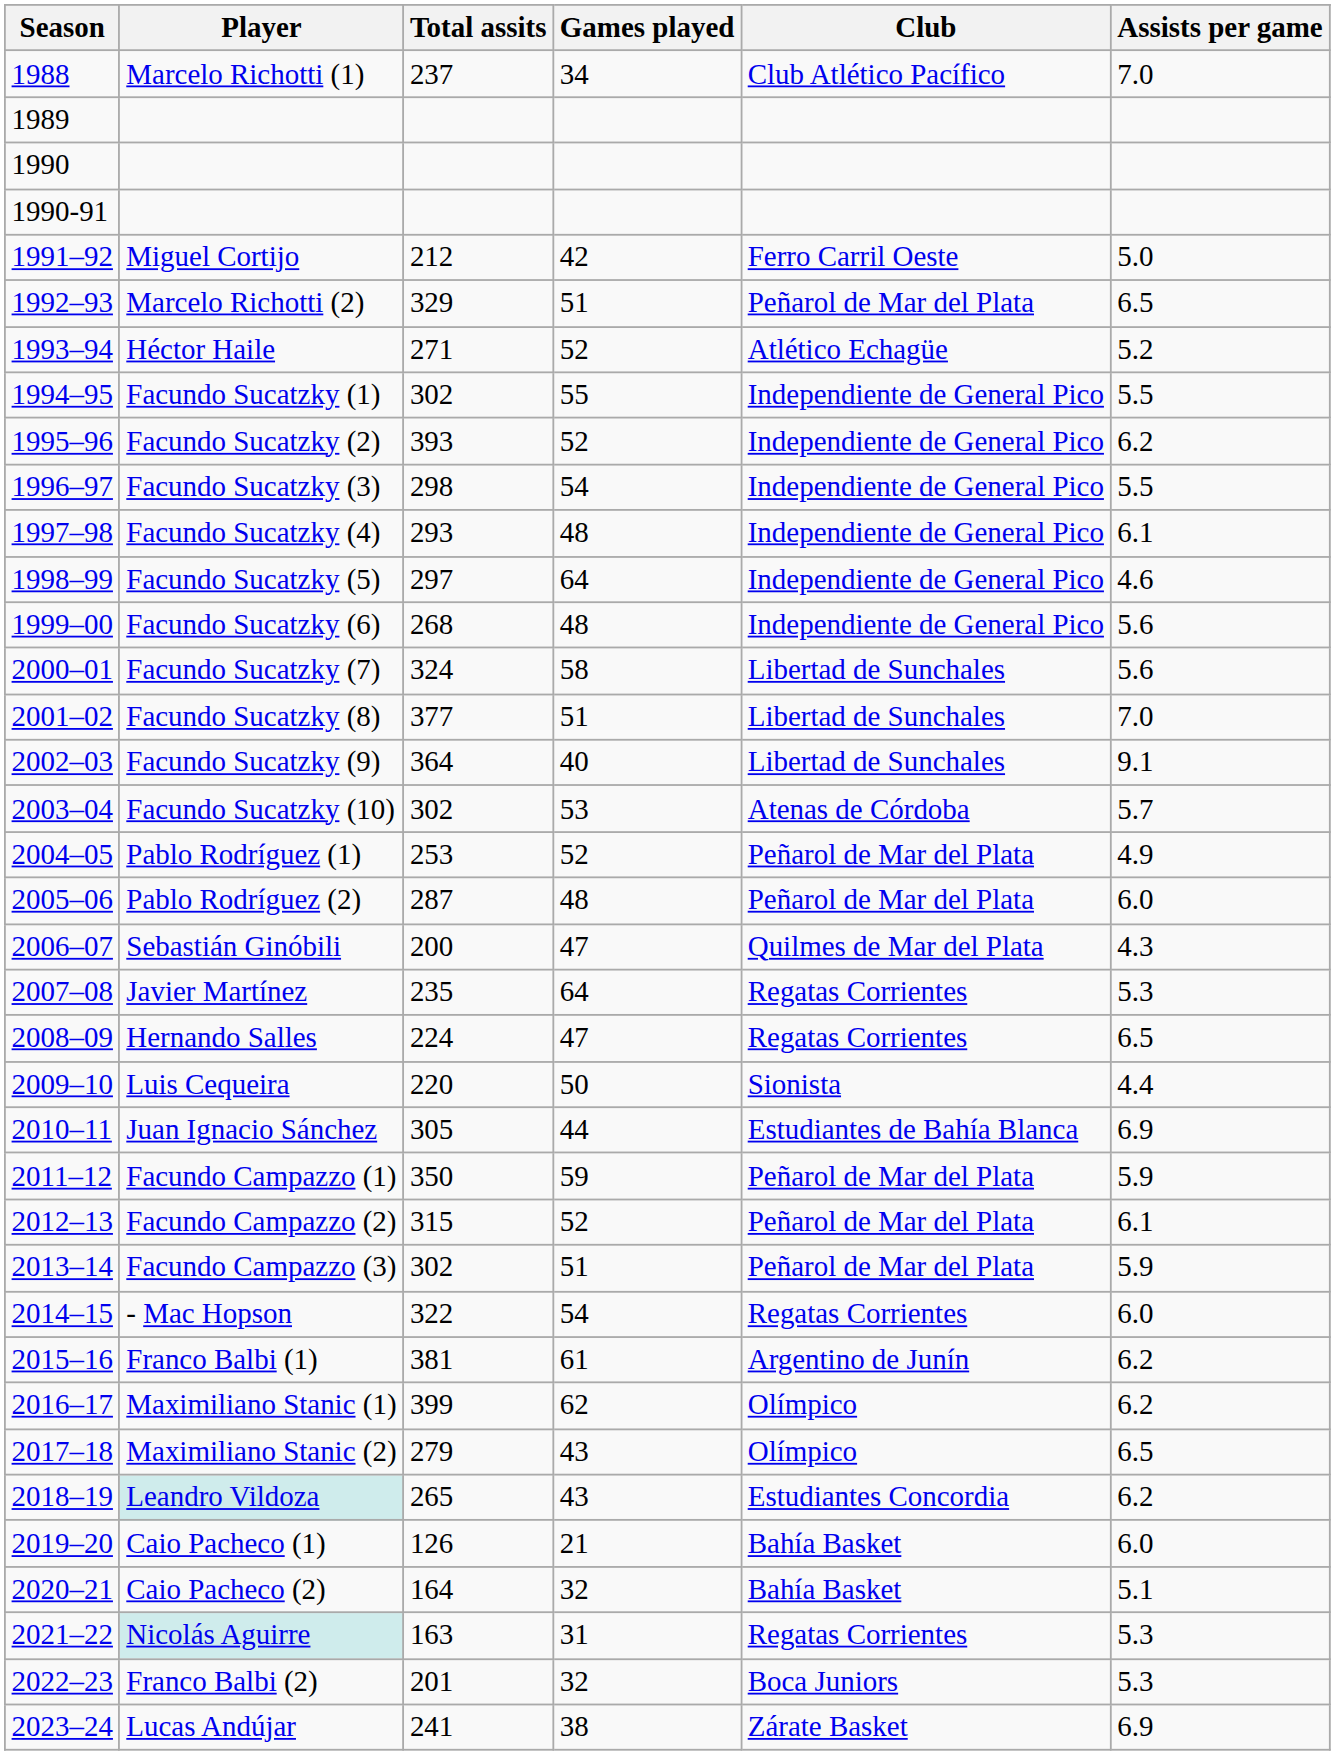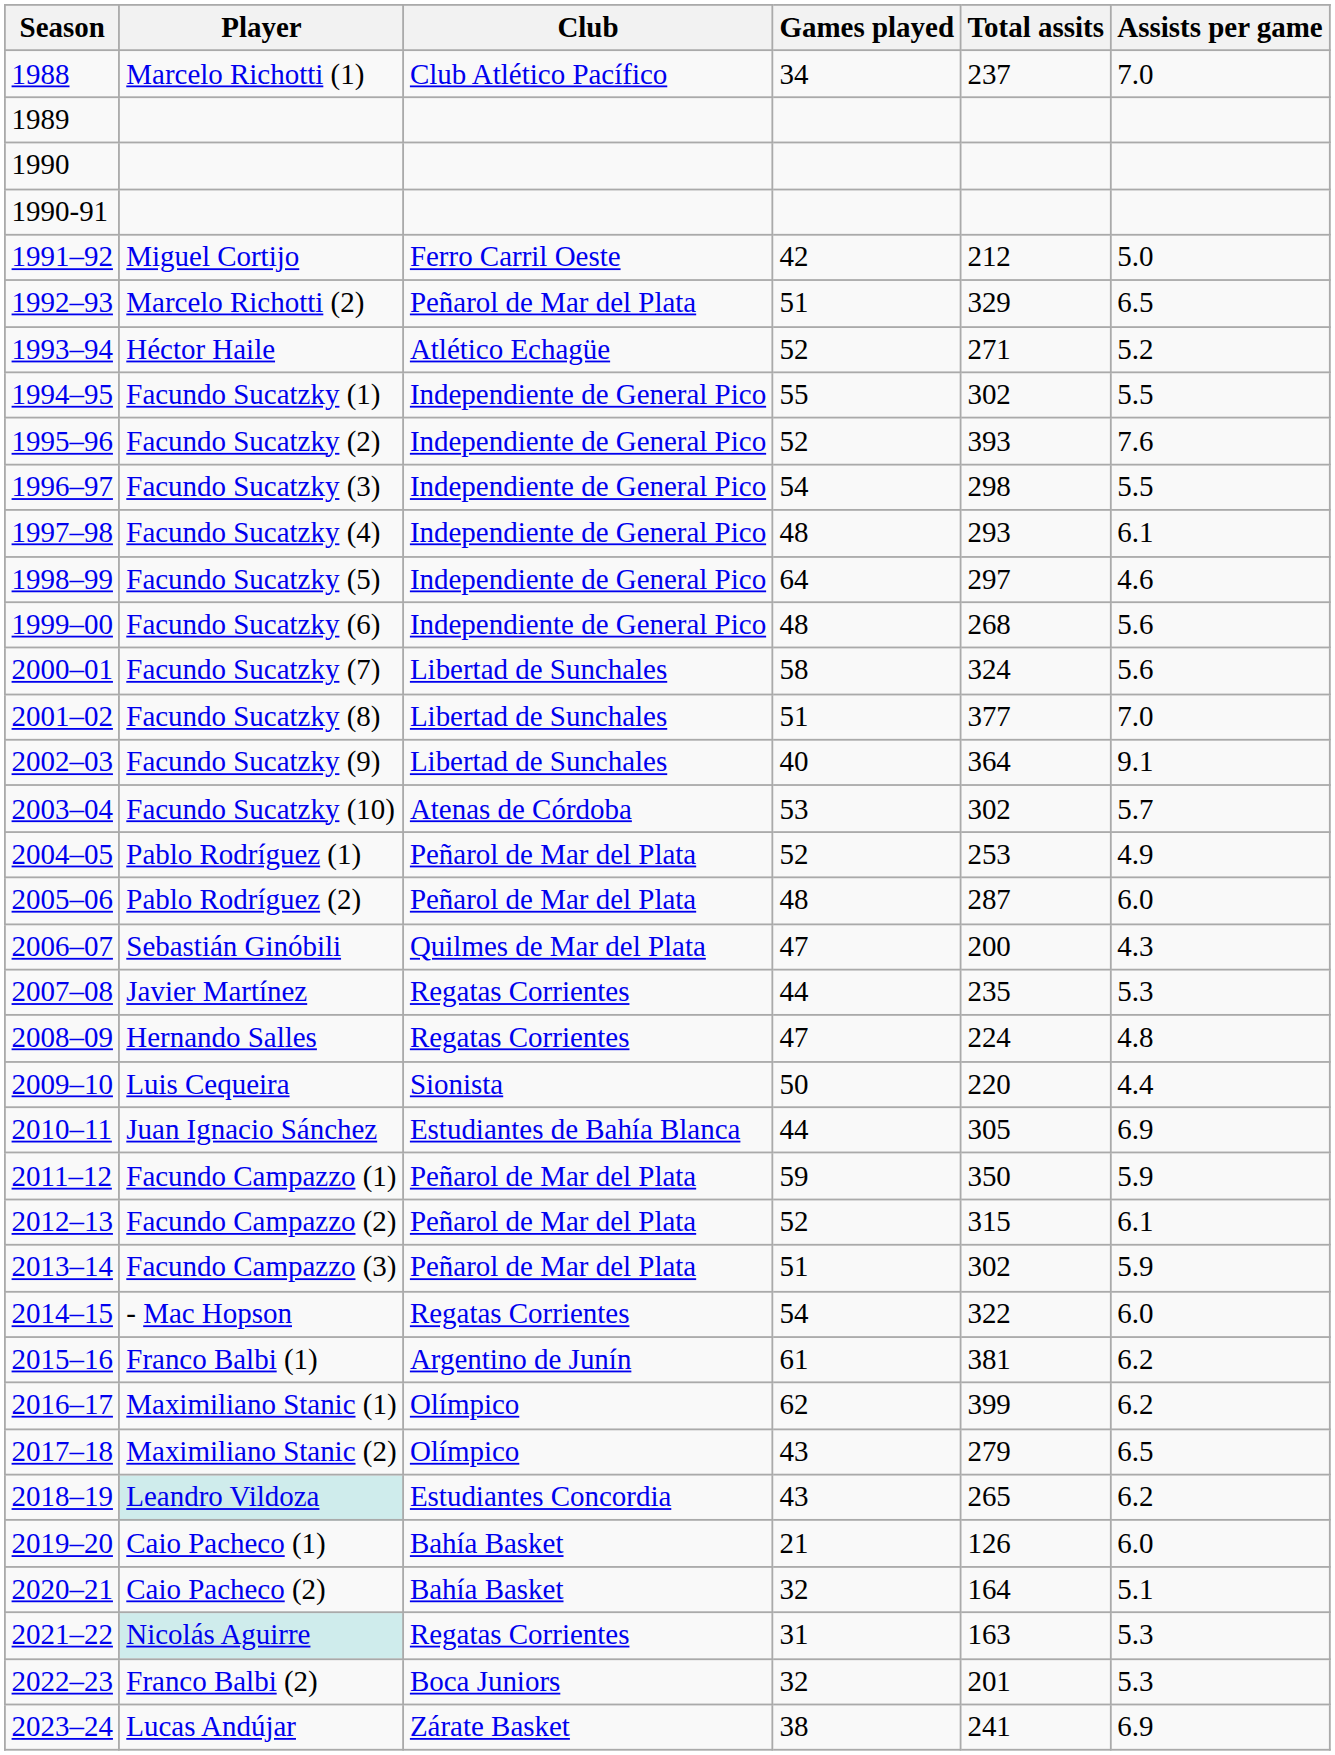columns swapped: (926, 27) <-> (478, 27)
(1135, 440) 6.2 -> (1135, 440) 7.6
(574, 991) 64 -> (794, 991) 44
(1135, 1037) 6.5 -> (1135, 1037) 4.8
